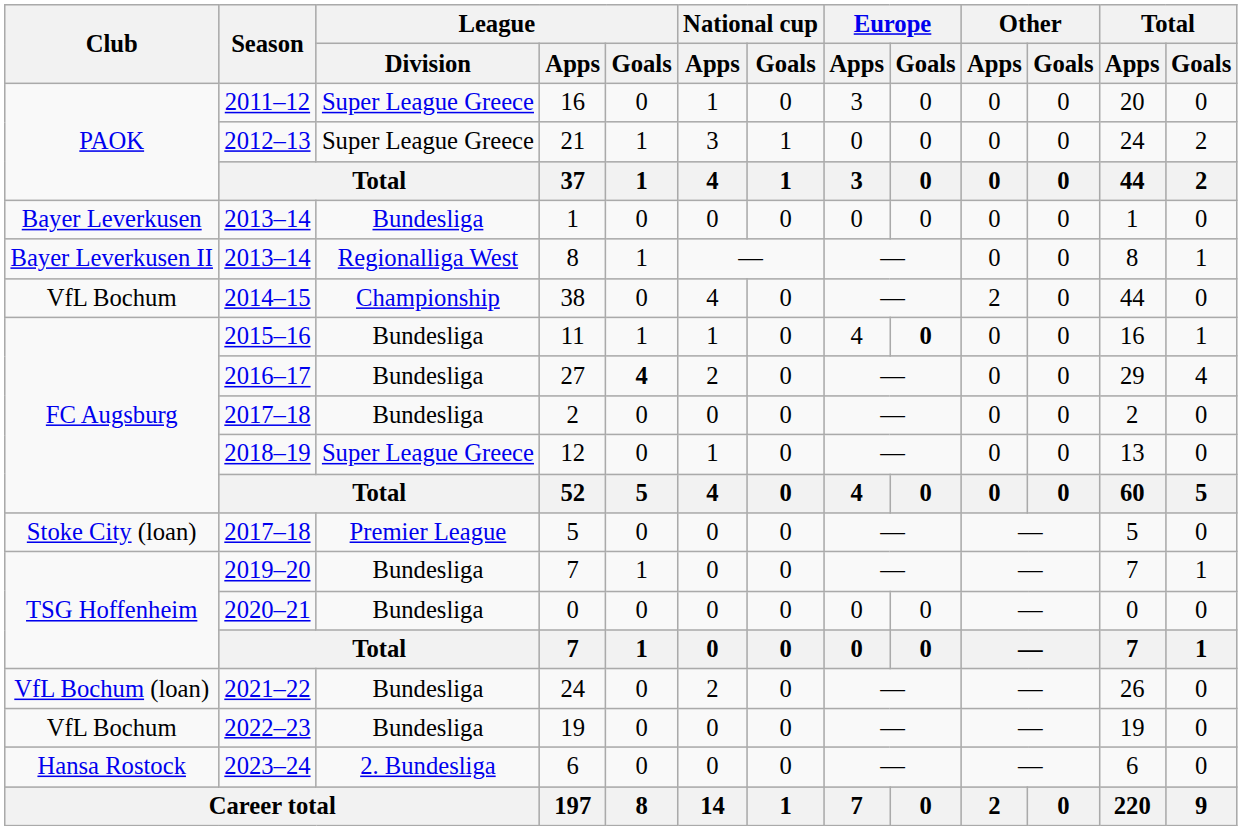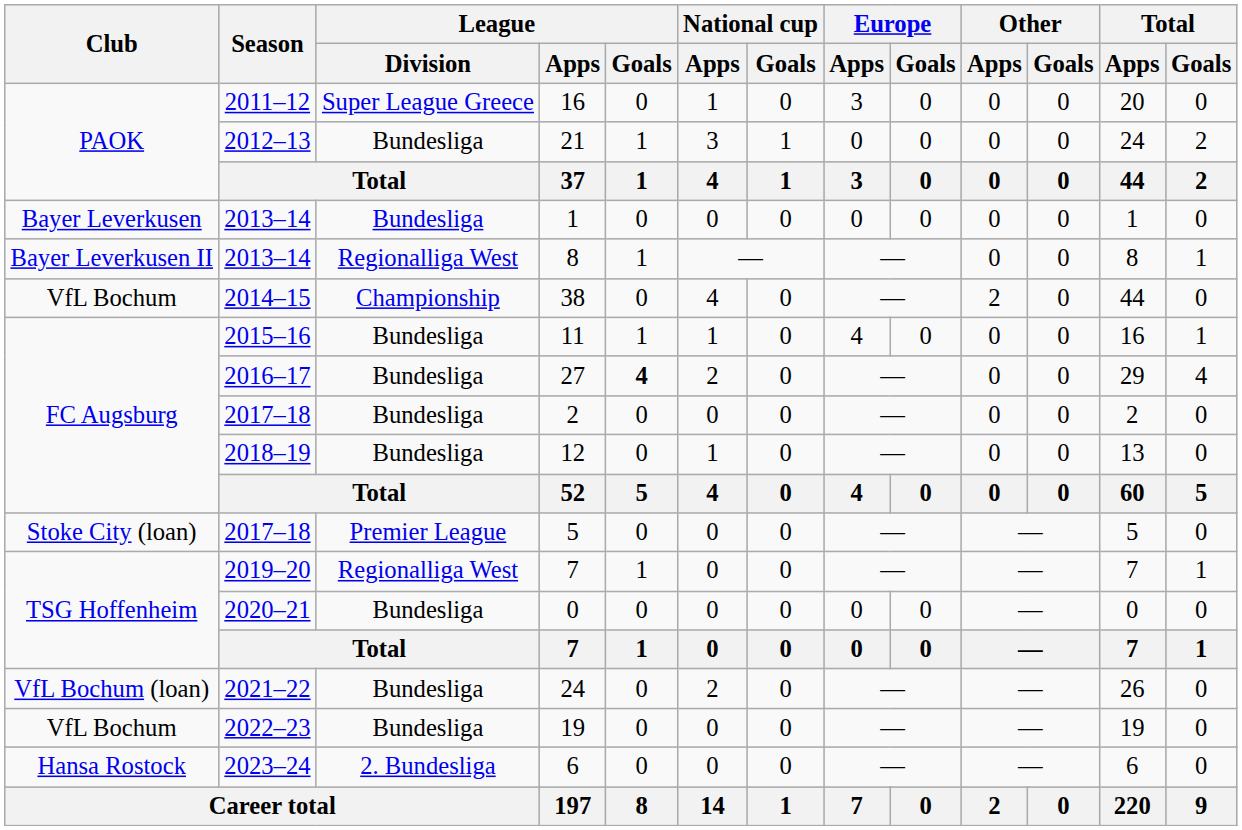(428, 141) Super League Greece -> (428, 141) Bundesliga
(926, 336) bold -> (926, 336) normal
(428, 453) Super League Greece -> (428, 453) Bundesliga
(428, 571) Bundesliga -> (428, 571) Regionalliga West
